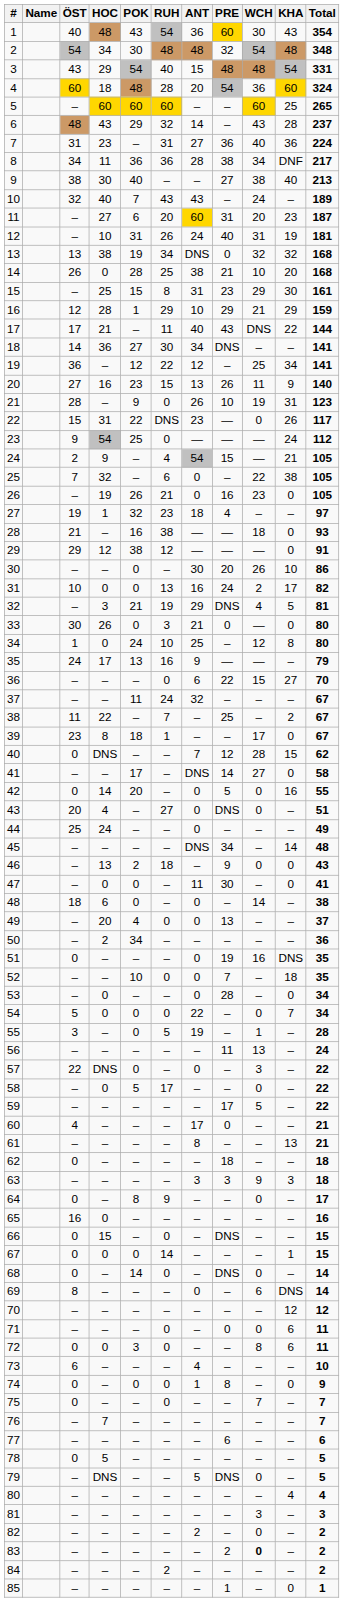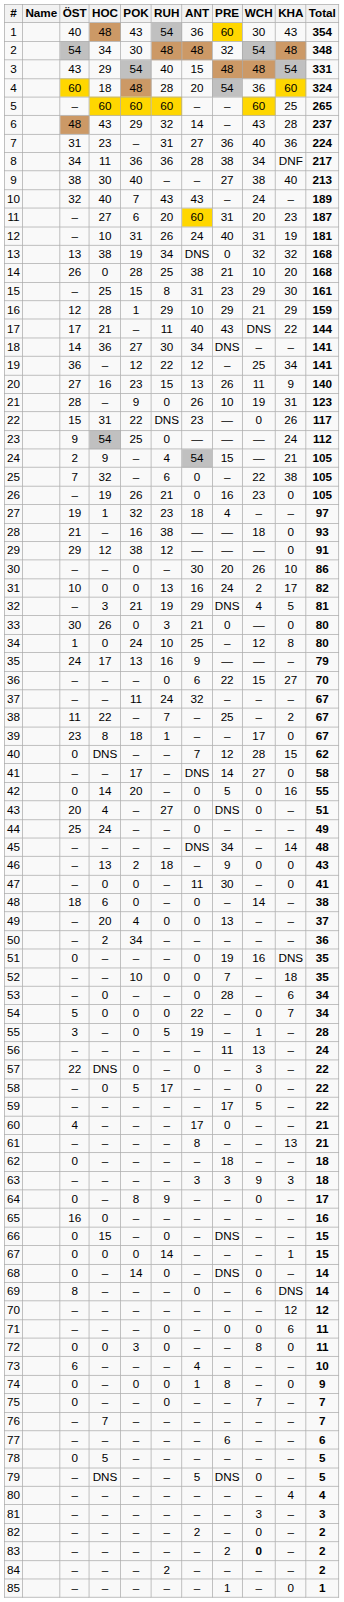(291, 995) 0 -> (291, 995) 6
(291, 1347) 6 -> (291, 1347) 0
